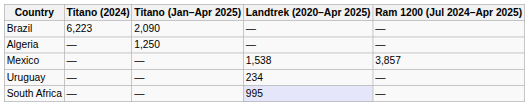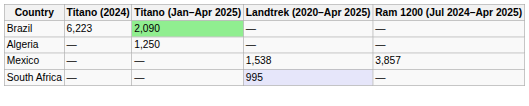(147, 28) no background -> (147, 28) lightgreen background
- row: (26, 77)
